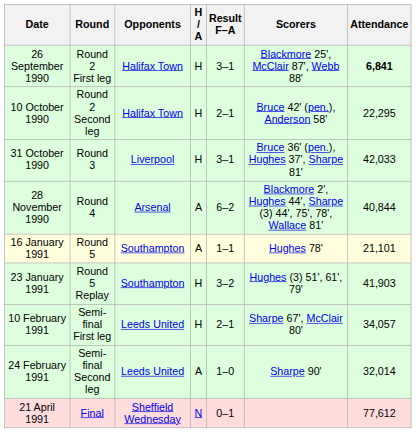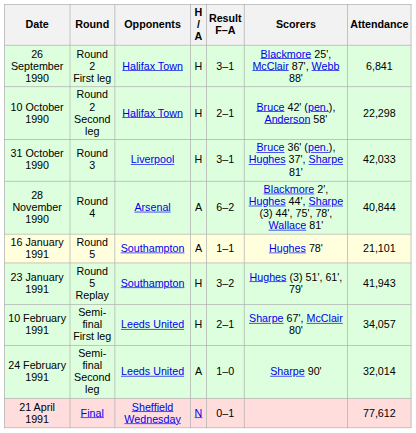(379, 66) bold -> (379, 66) normal
(379, 113) 22,295 -> (379, 113) 22,298
(379, 283) 41,903 -> (379, 283) 41,943
